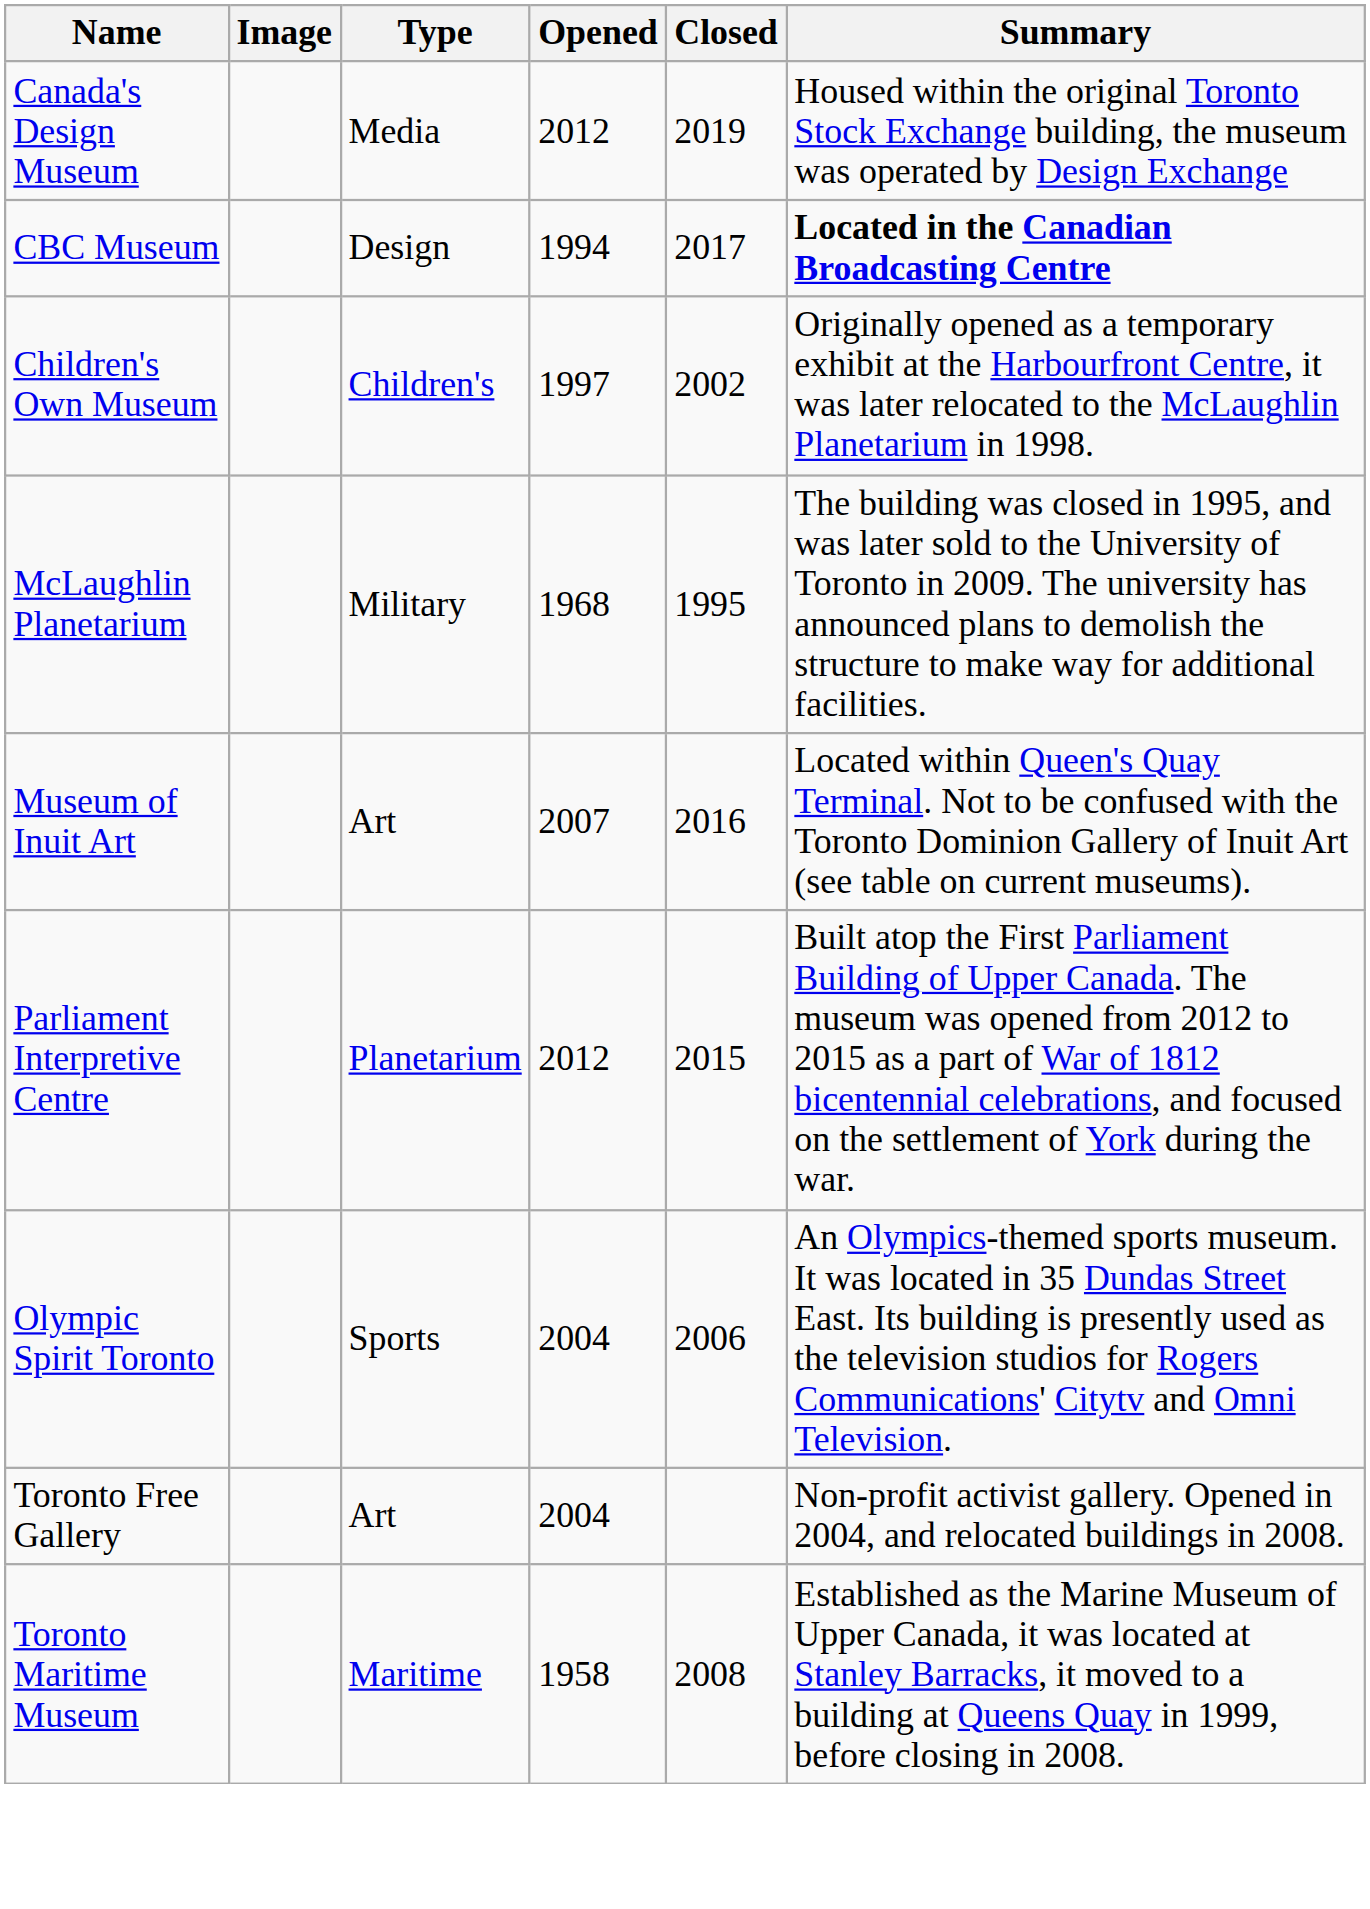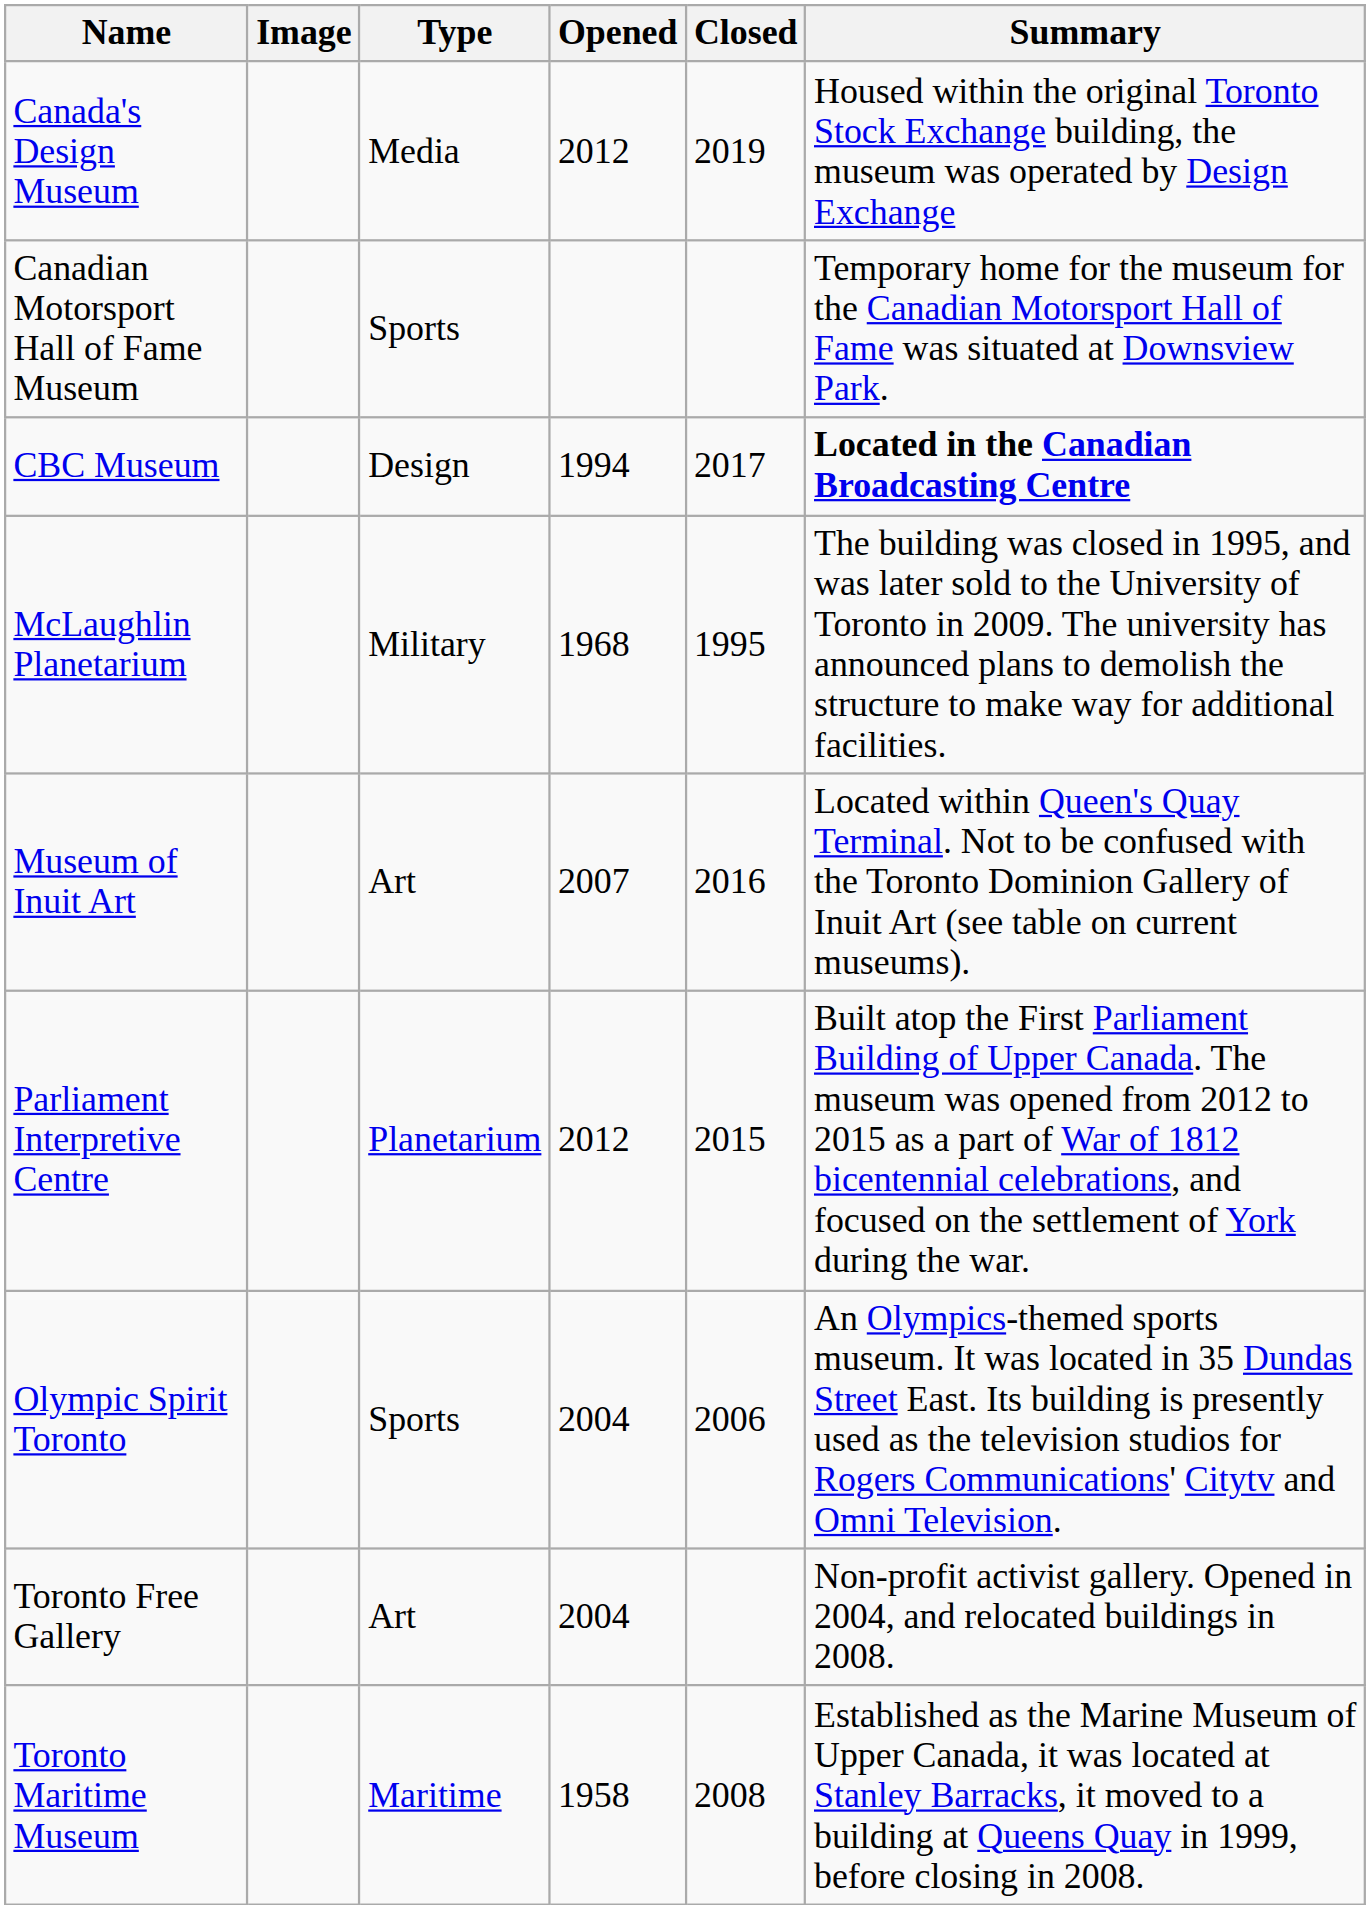+ row: (108, 328)
- row: (115, 384)
